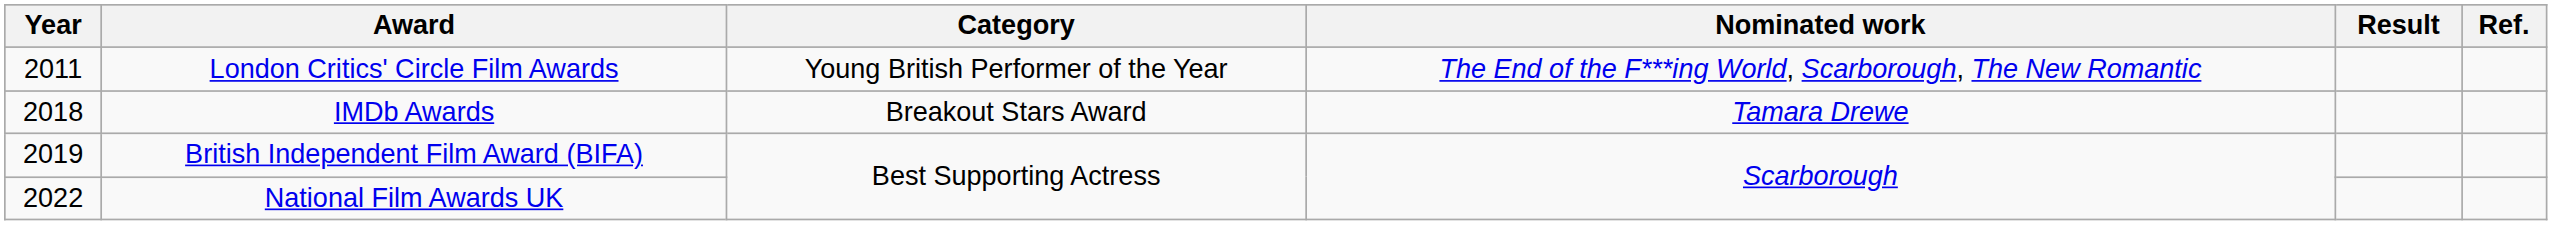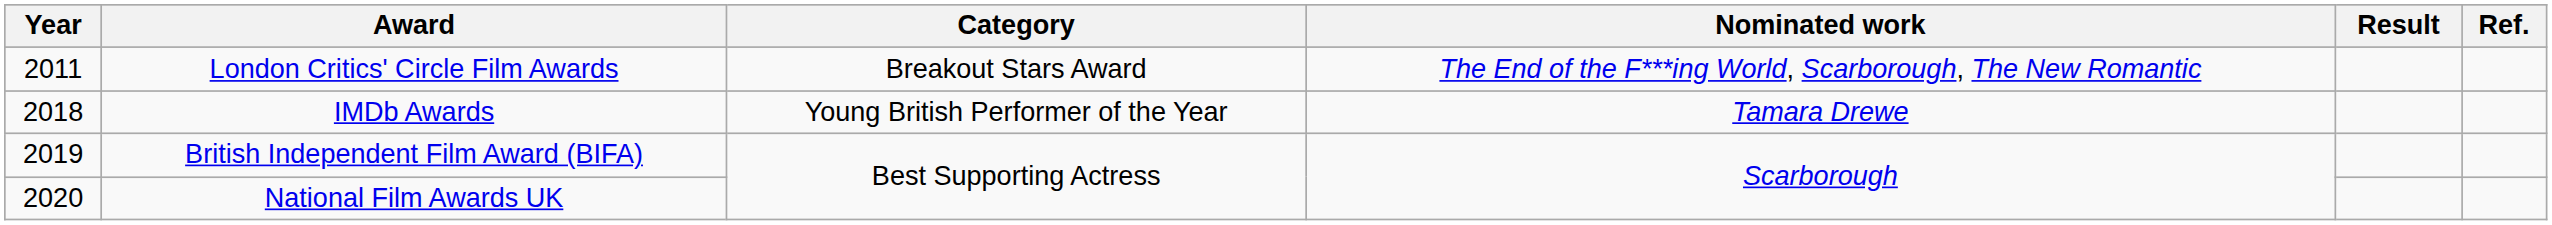(1016, 68) Young British Performer of the Year -> (1016, 68) Breakout Stars Award
(1016, 111) Breakout Stars Award -> (1016, 111) Young British Performer of the Year
(53, 197) 2022 -> (53, 197) 2020
